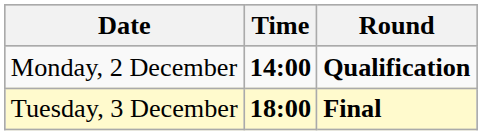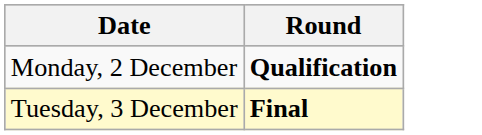- column: (280, 25)
